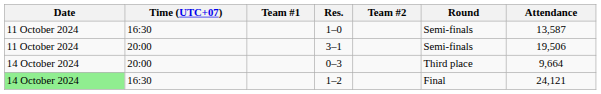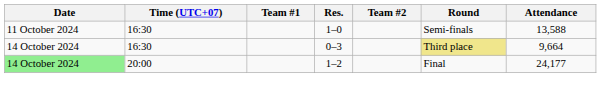(551, 30) 13,587 -> (551, 30) 13,588
- row: (334, 47)
(140, 64) 20:00 -> (140, 47) 16:30
(448, 64) no background -> (448, 47) khaki background
(140, 81) 16:30 -> (140, 64) 20:00
(551, 81) 24,121 -> (551, 64) 24,177
